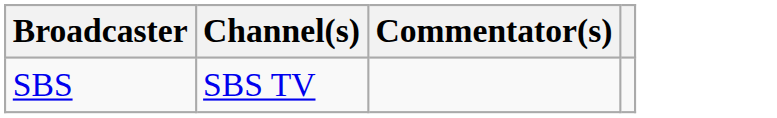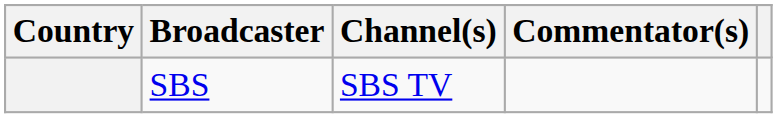+ column: (73, 31)
